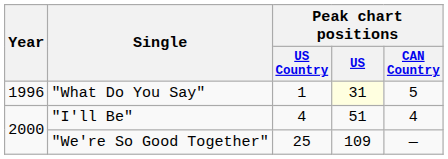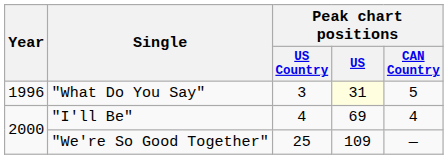(302, 93) 1 -> (302, 93) 3
(358, 117) 51 -> (358, 117) 69
